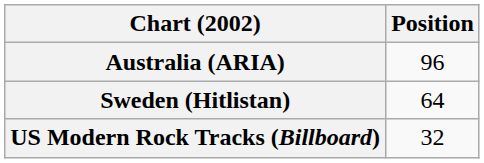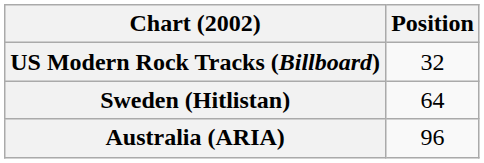rows swapped: (195, 61) <-> (195, 137)
